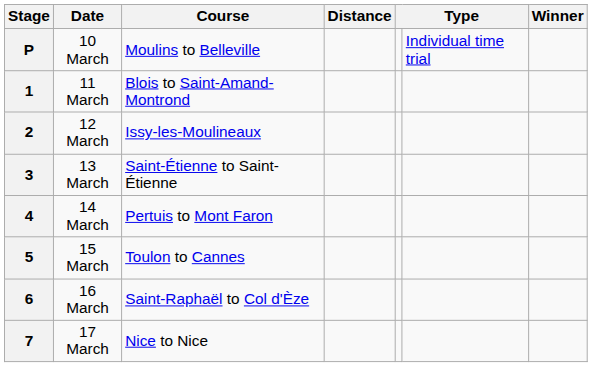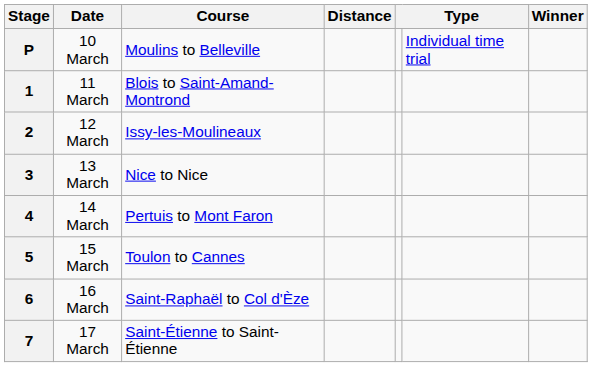(202, 174) Saint-Étienne to Saint-Étienne -> (167, 174) Nice to Nice
(167, 341) Nice to Nice -> (202, 341) Saint-Étienne to Saint-Étienne
